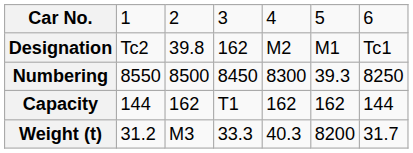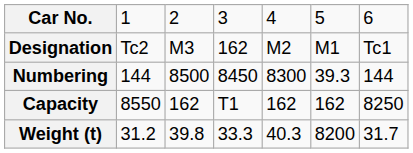(187, 47) 39.8 -> (182, 47) M3
(141, 76) 8550 -> (136, 76) 144
(383, 76) 8250 -> (378, 76) 144
(136, 104) 144 -> (141, 104) 8550
(378, 104) 144 -> (383, 104) 8250
(182, 133) M3 -> (187, 133) 39.8
